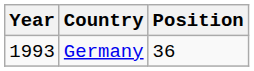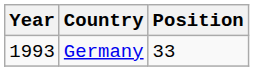(164, 51) 36 -> (164, 51) 33
